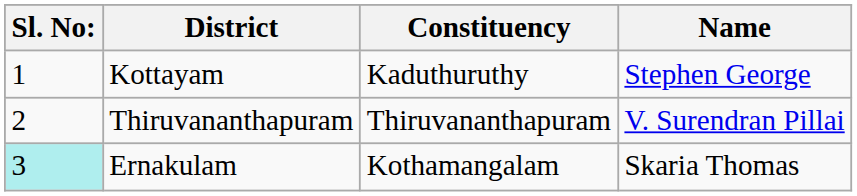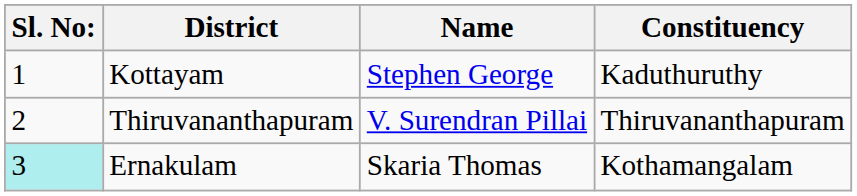columns swapped: (489, 27) <-> (735, 27)
